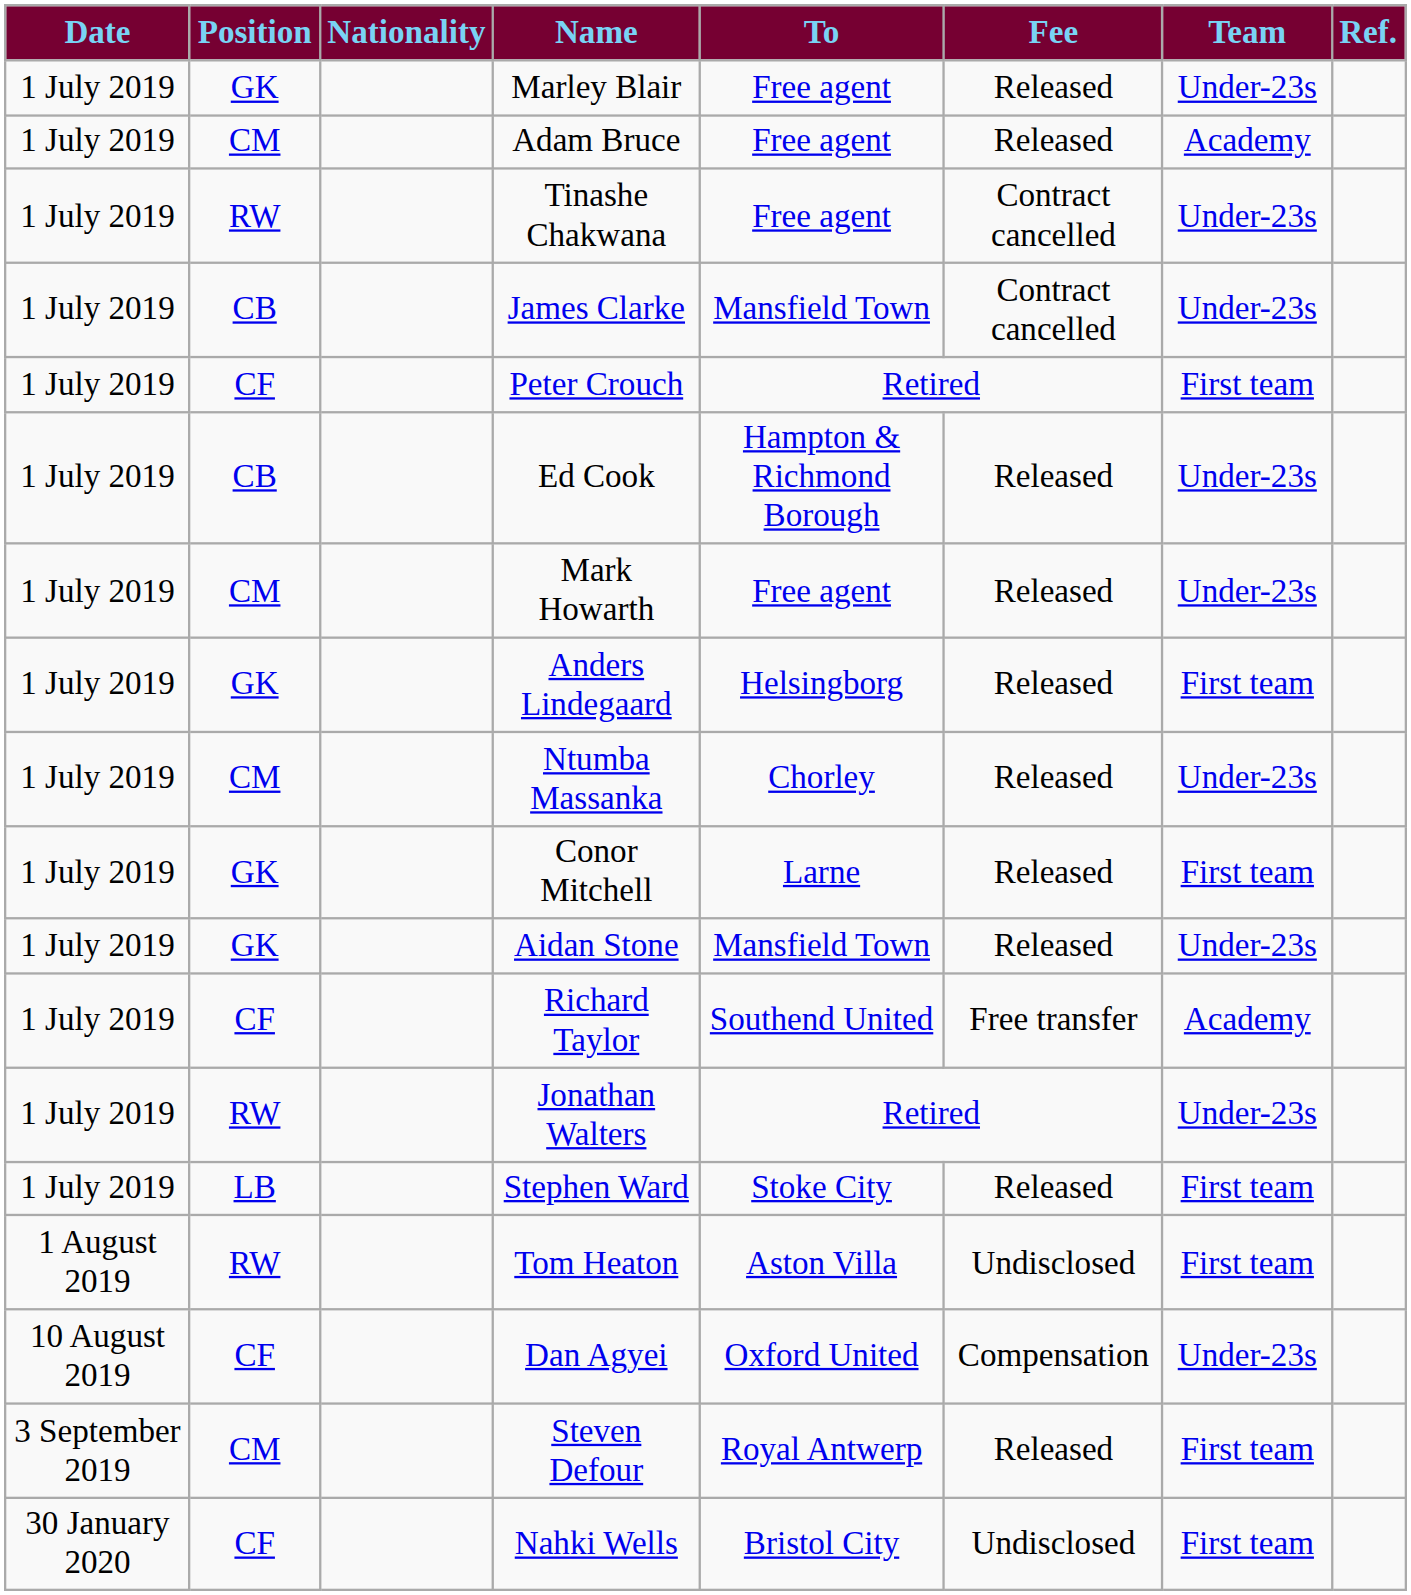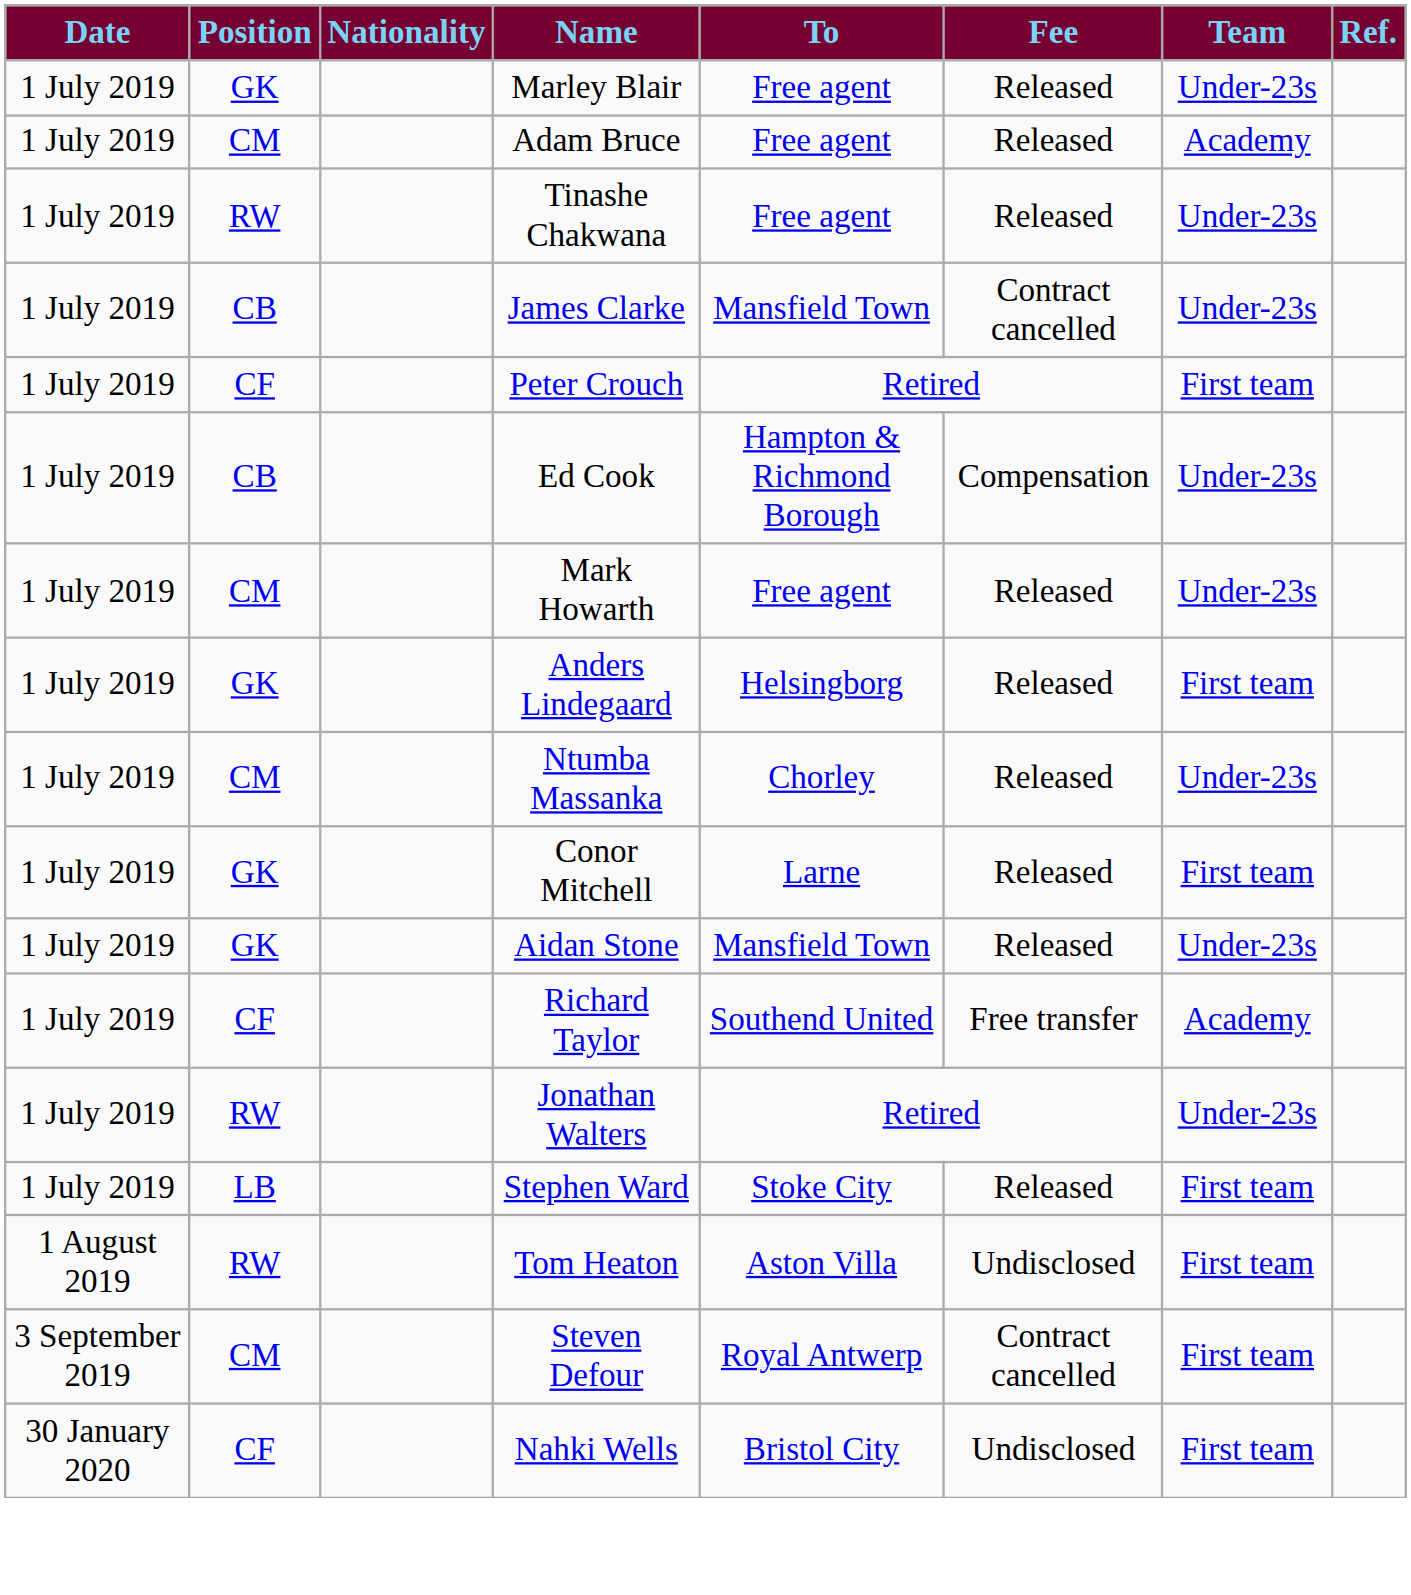(1053, 215) Contract cancelled -> (1053, 215) Released
(1053, 477) Released -> (1053, 477) Compensation
- row: (596, 1355)
(1053, 1449) Released -> (1053, 1355) Contract cancelled
